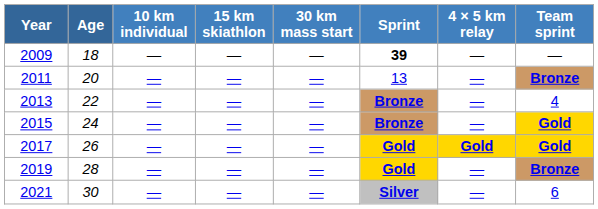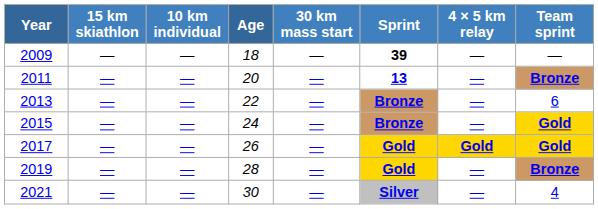columns swapped: (91, 24) <-> (234, 24)
(399, 78) normal -> (399, 78) bold
(555, 101) 4 -> (555, 101) 6
(555, 192) 6 -> (555, 192) 4
